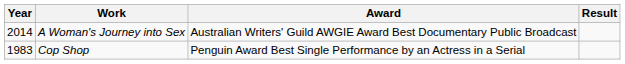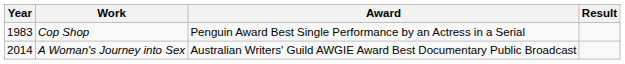rows swapped: (64, 50) <-> (112, 31)
